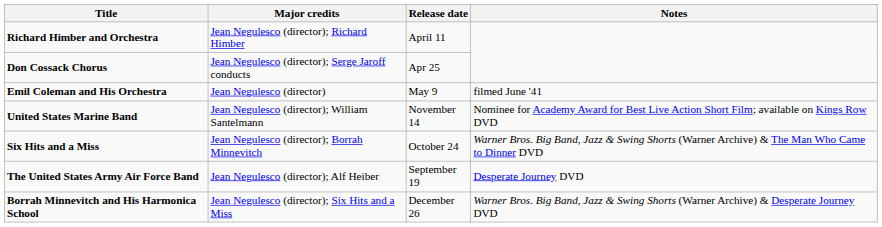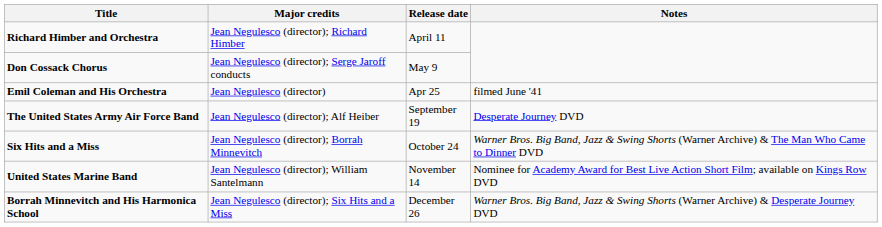(424, 67) Apr 25 -> (423, 67) May 9
(423, 91) May 9 -> (424, 91) Apr 25
rows swapped: (103, 176) <-> (72, 115)
